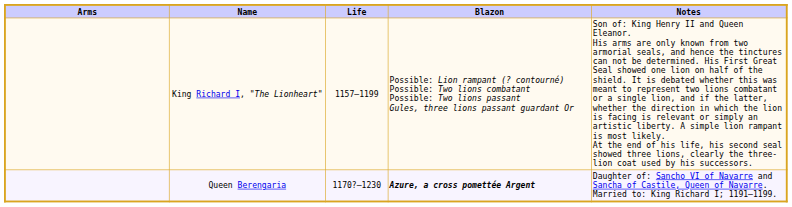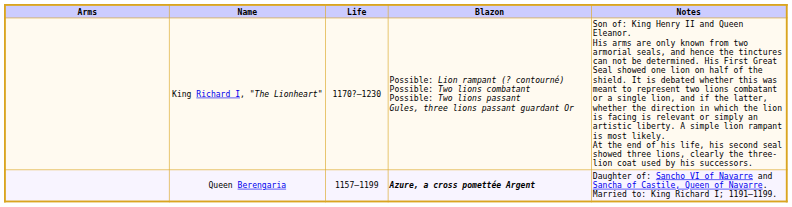(357, 94) 1157–1199 -> (357, 94) 1170?–1230
(357, 185) 1170?–1230 -> (357, 185) 1157–1199
